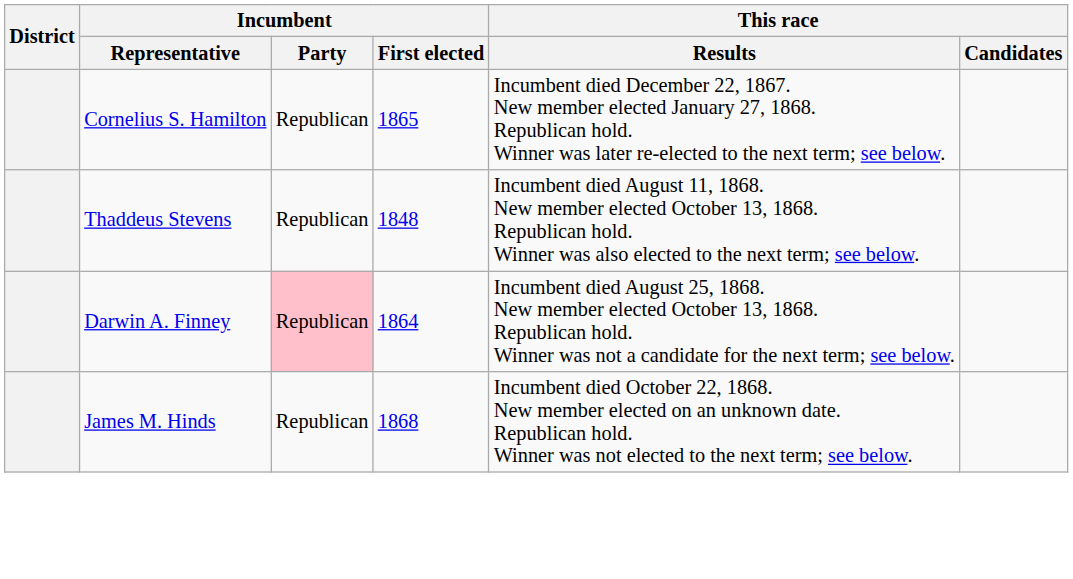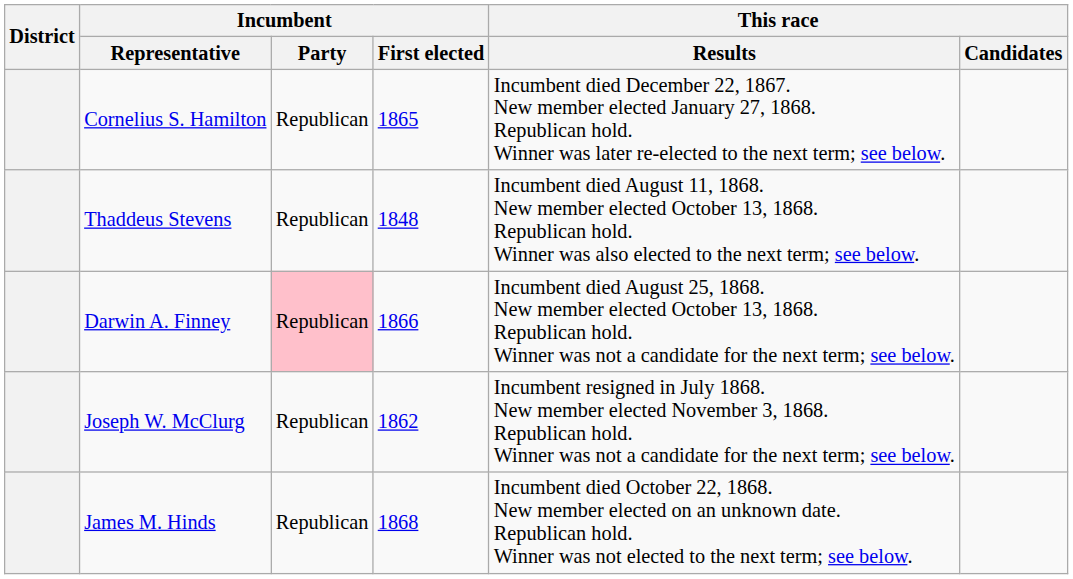(398, 320) 1864 -> (398, 320) 1866
+ row: (164, 421)
